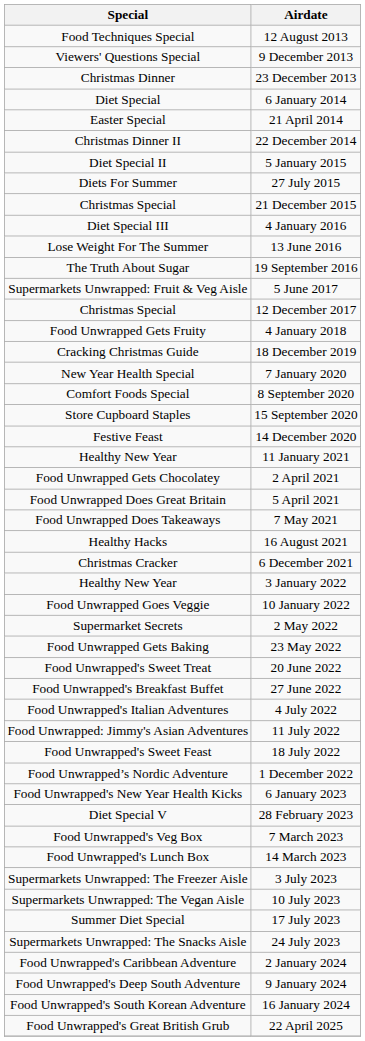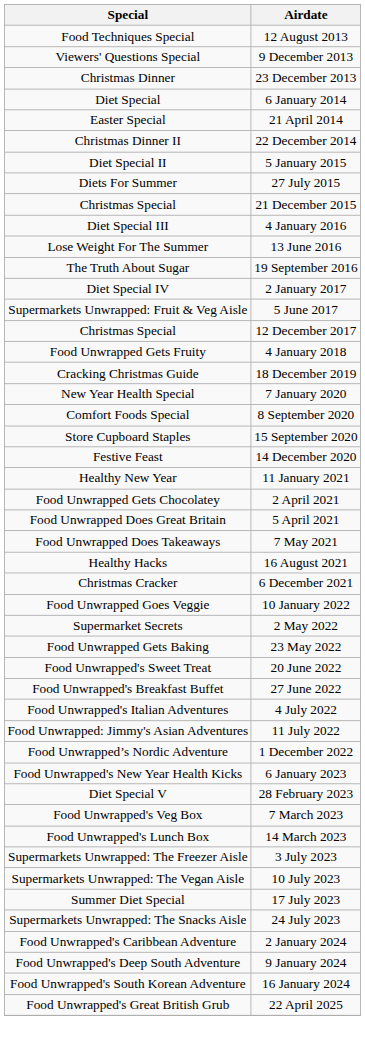+ row: (306, 288)
- row: (306, 583)
- row: (306, 752)
